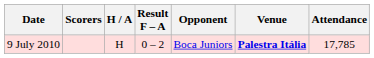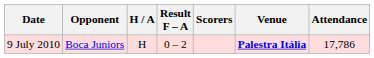columns swapped: (203, 19) <-> (83, 19)
(339, 44) 17,785 -> (339, 44) 17,786
